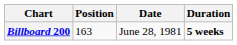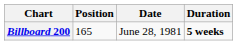(84, 31) 163 -> (84, 31) 165
